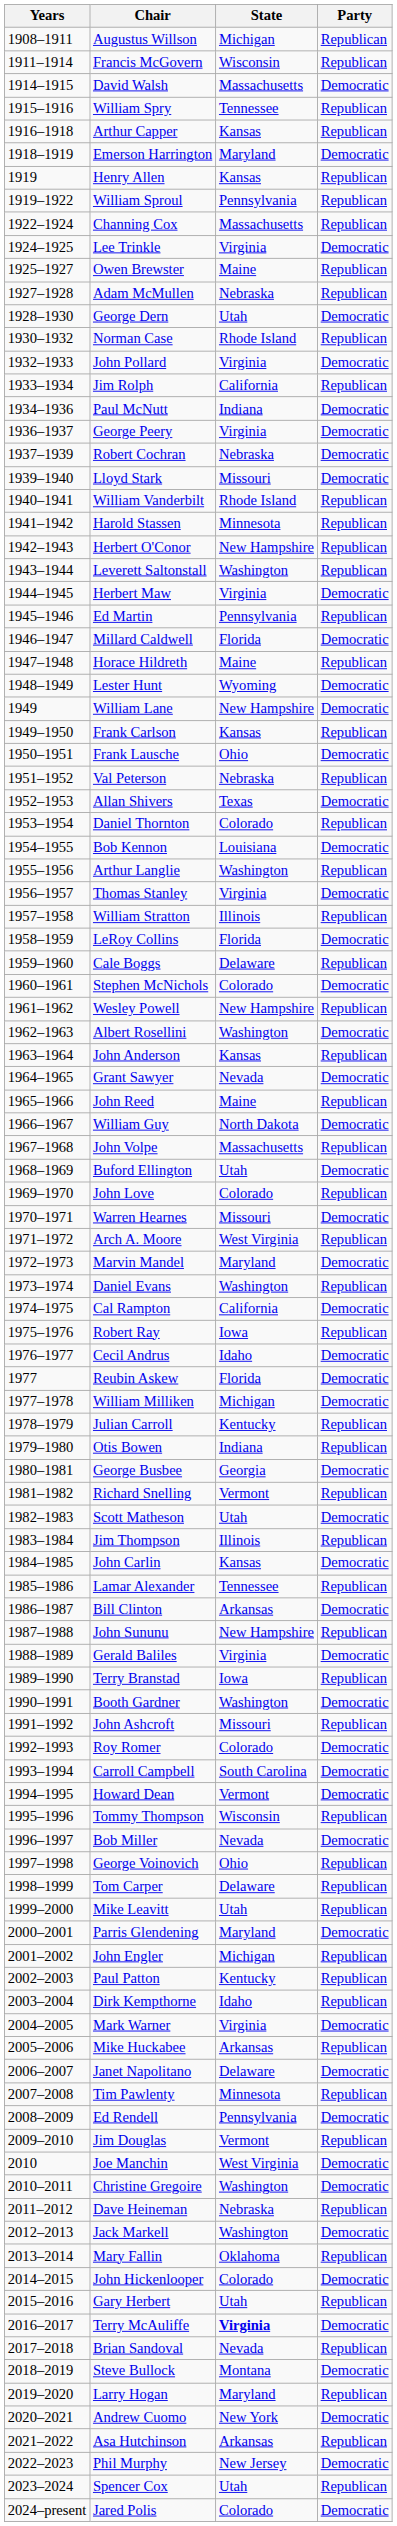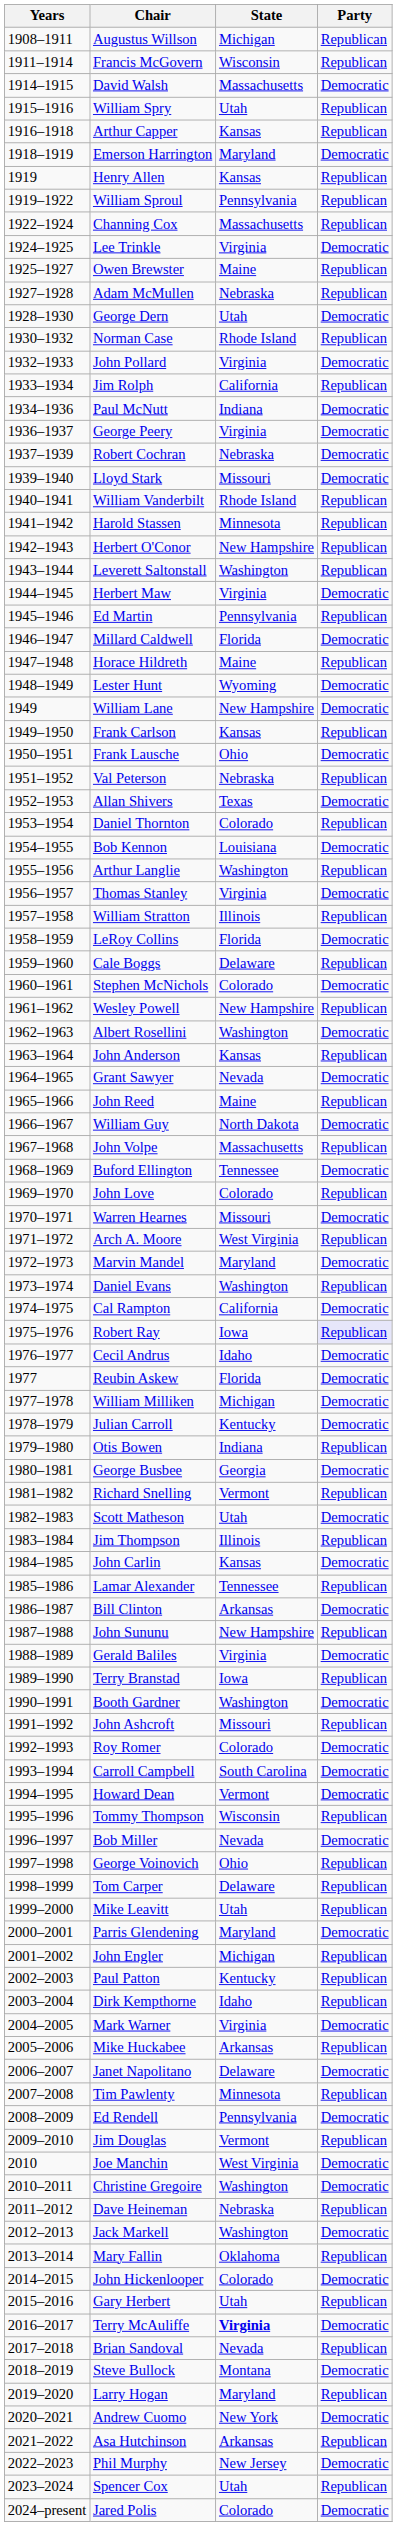(249, 108) Tennessee -> (233, 108) Utah
(233, 1170) Utah -> (249, 1170) Tennessee
(354, 1332) no background -> (354, 1332) lavender background
(354, 1424) Republican -> (355, 1424) Democratic
